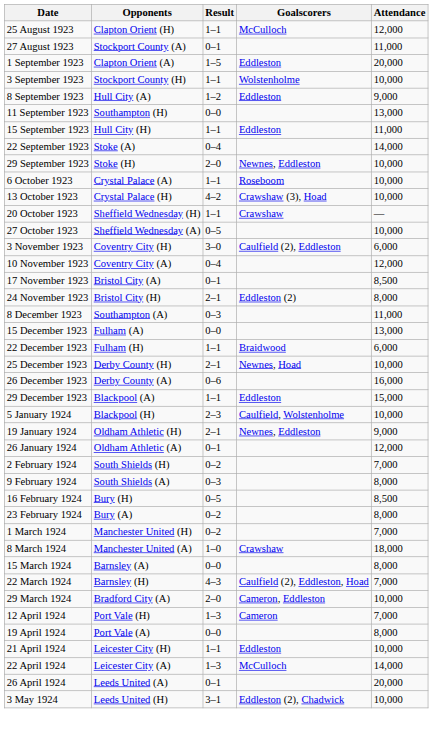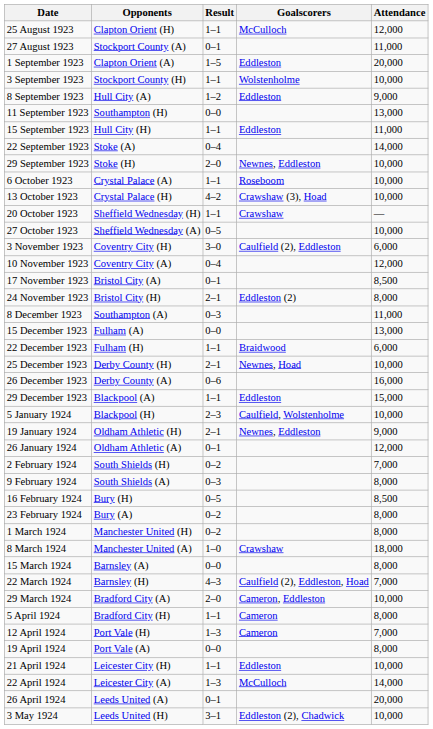(386, 532) 7,000 -> (386, 532) 8,000
+ row: (33, 615)
